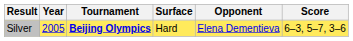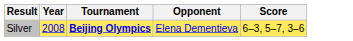- column: (174, 12)
(53, 28) 2005 -> (53, 28) 2008
